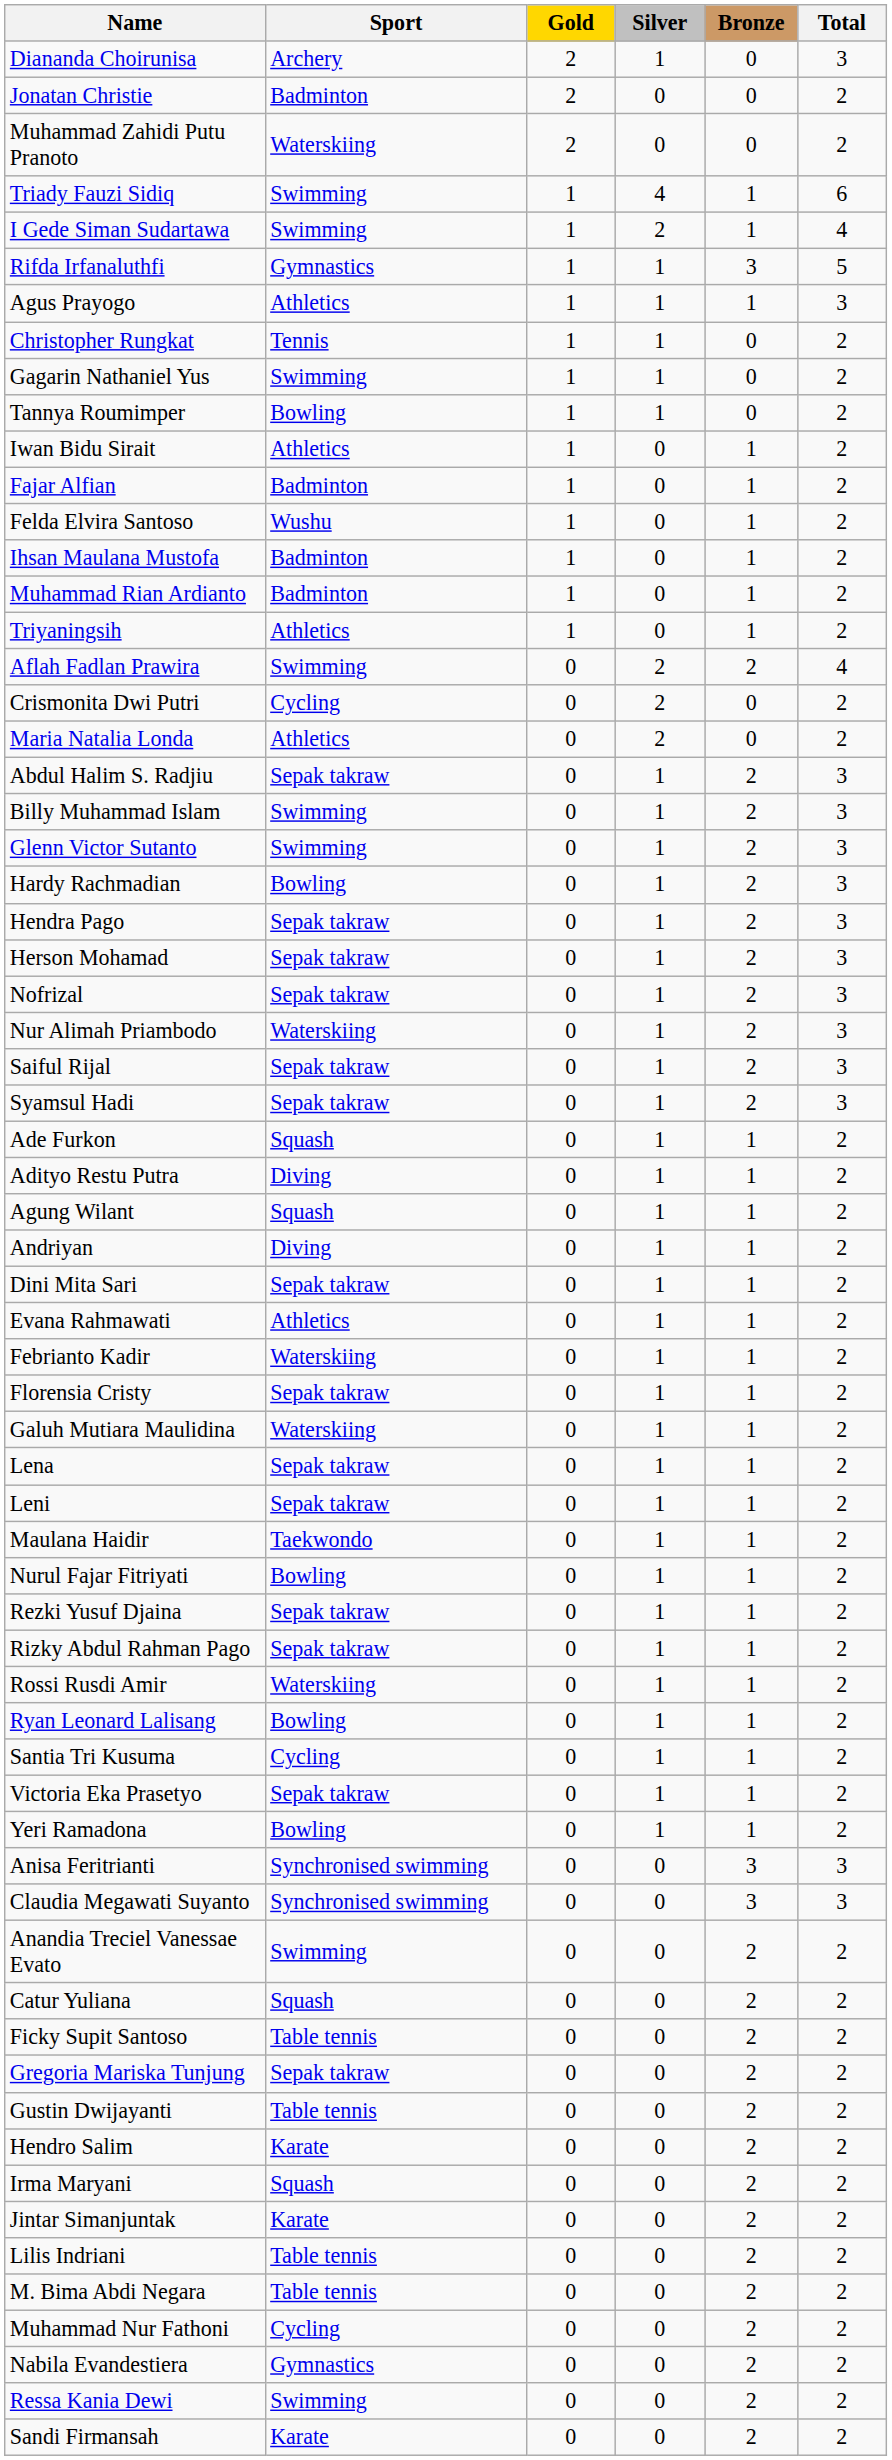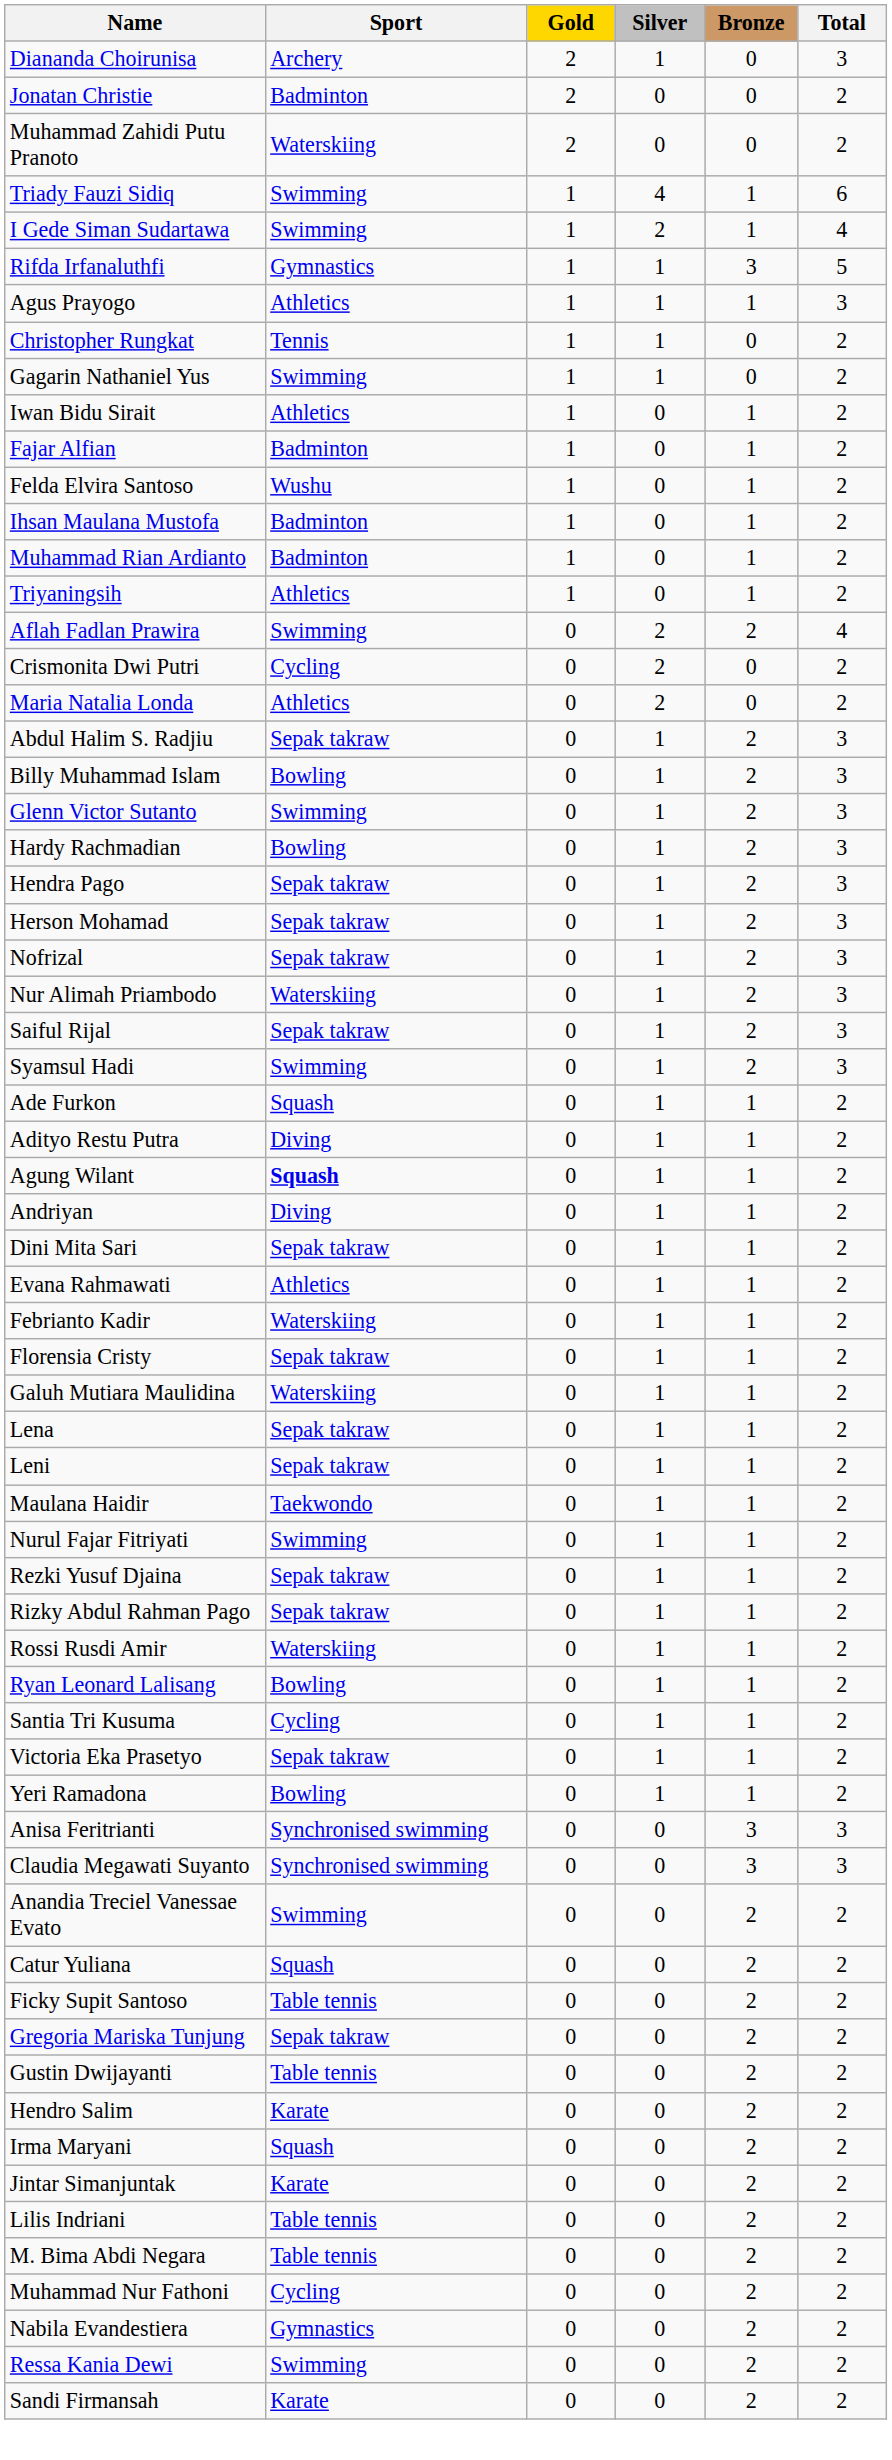- row: (97, 412)
(319, 812) Swimming -> (308, 775) Bowling
(330, 1102) Sepak takraw -> (319, 1066) Swimming
(302, 1211) normal -> (304, 1175) bold
(308, 1575) Bowling -> (319, 1538) Swimming
